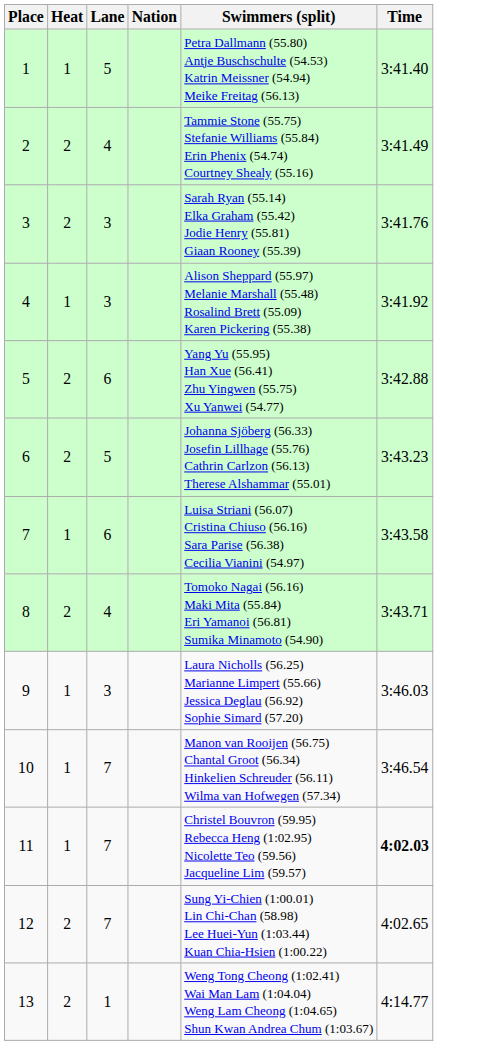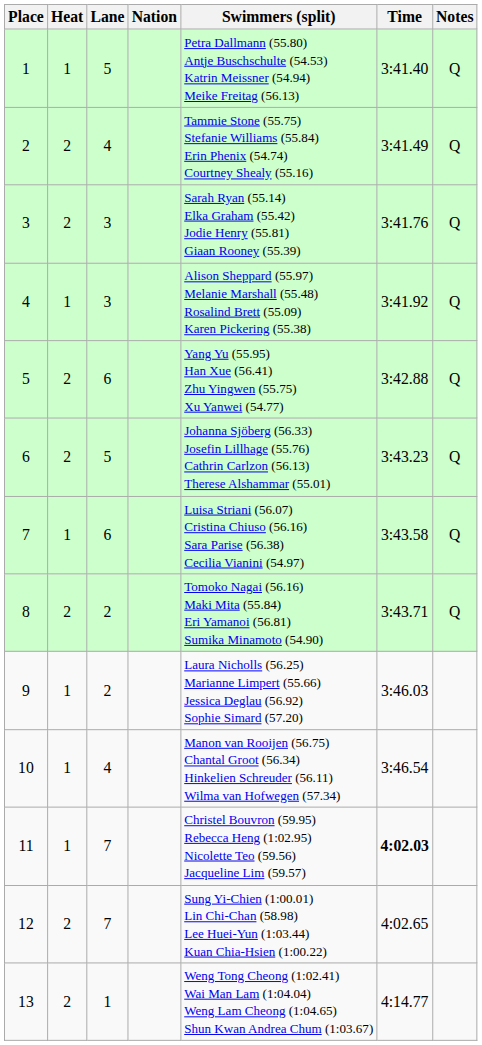+ column: (455, 16)
(107, 612) 4 -> (107, 612) 2
(107, 690) 3 -> (107, 690) 2
(107, 768) 7 -> (107, 768) 4
